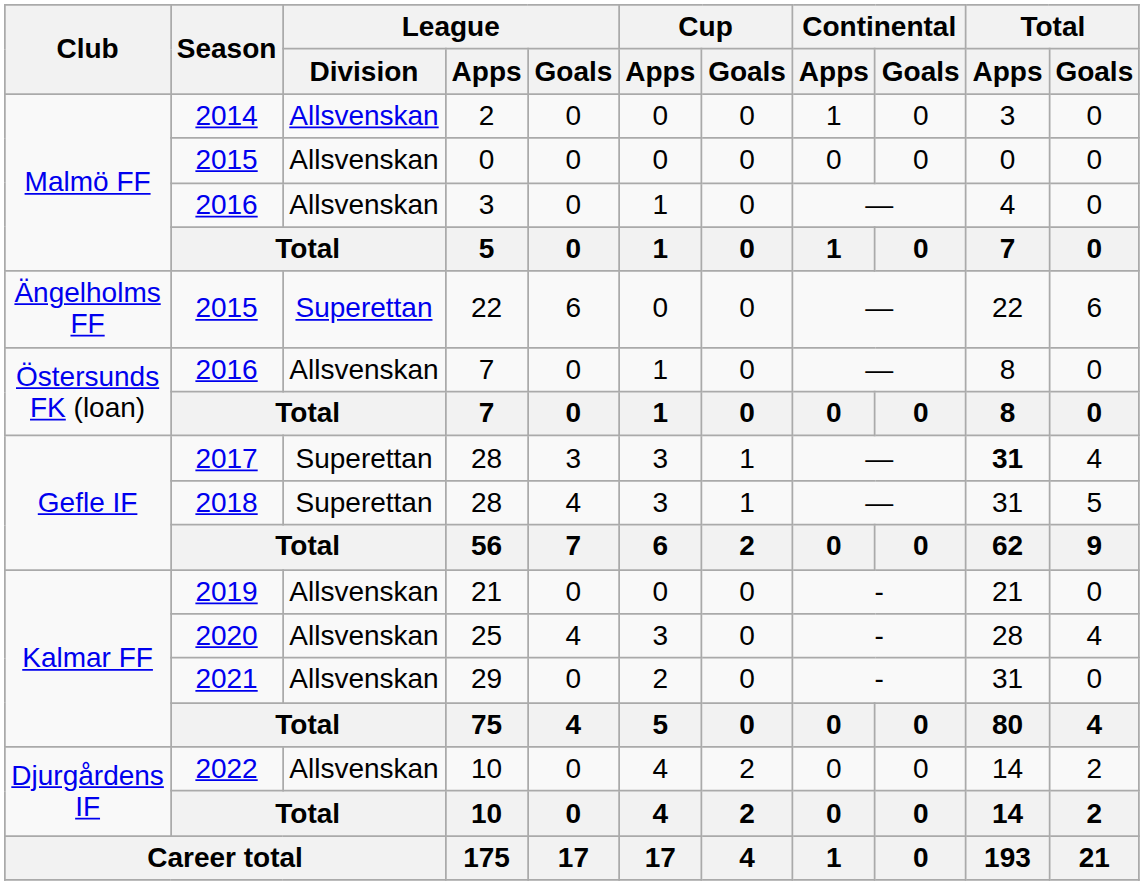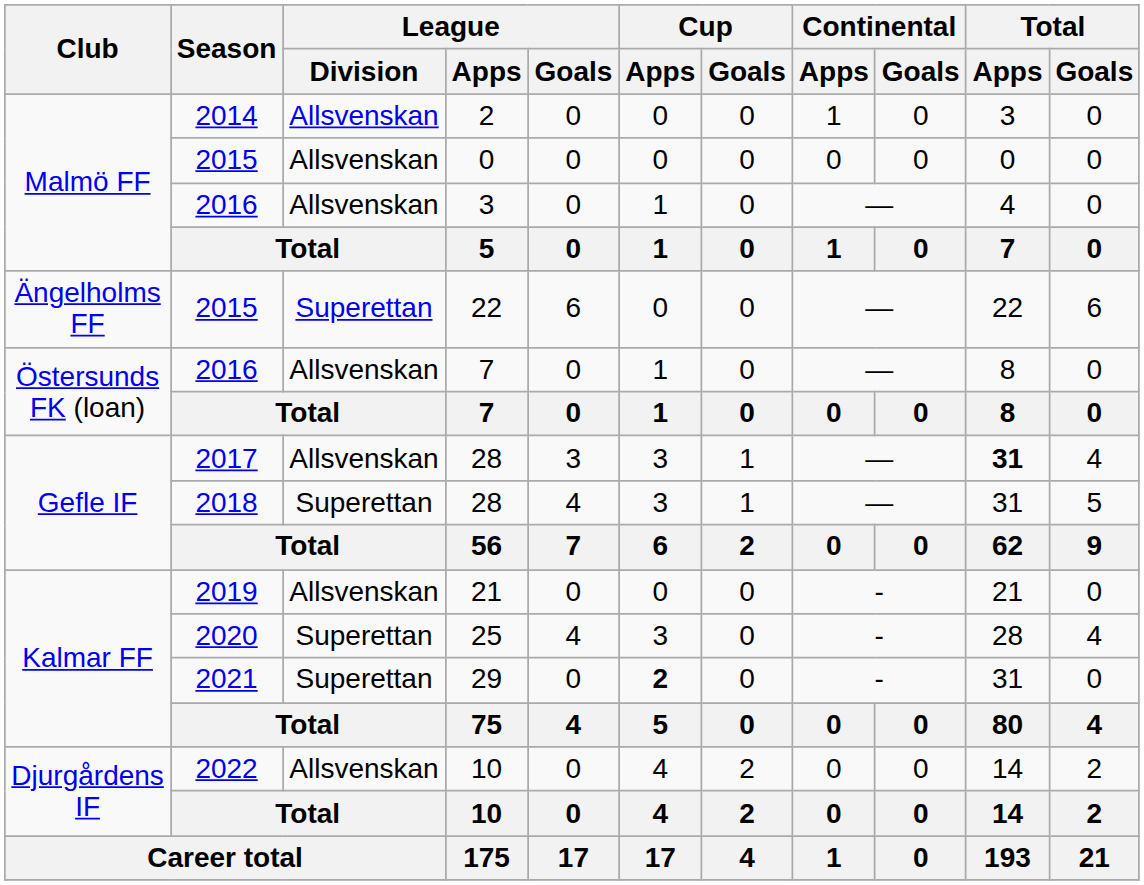(364, 457) Superettan -> (364, 457) Allsvenskan
(364, 635) Allsvenskan -> (364, 635) Superettan
(364, 679) Allsvenskan -> (364, 679) Superettan
(660, 679) normal -> (660, 679) bold
